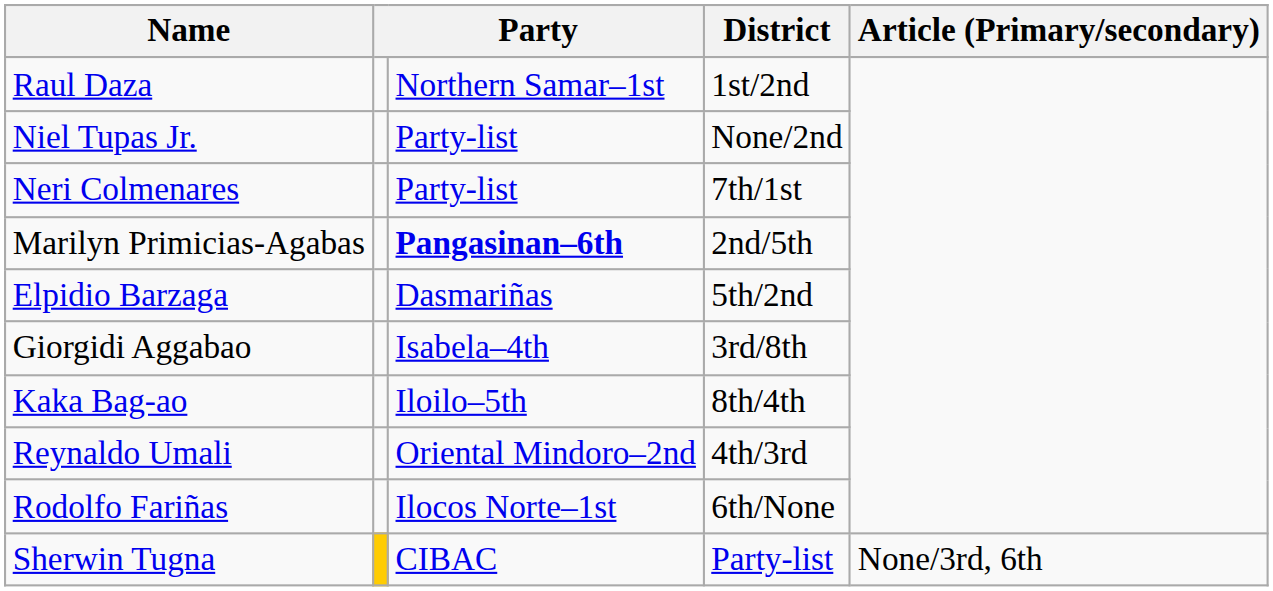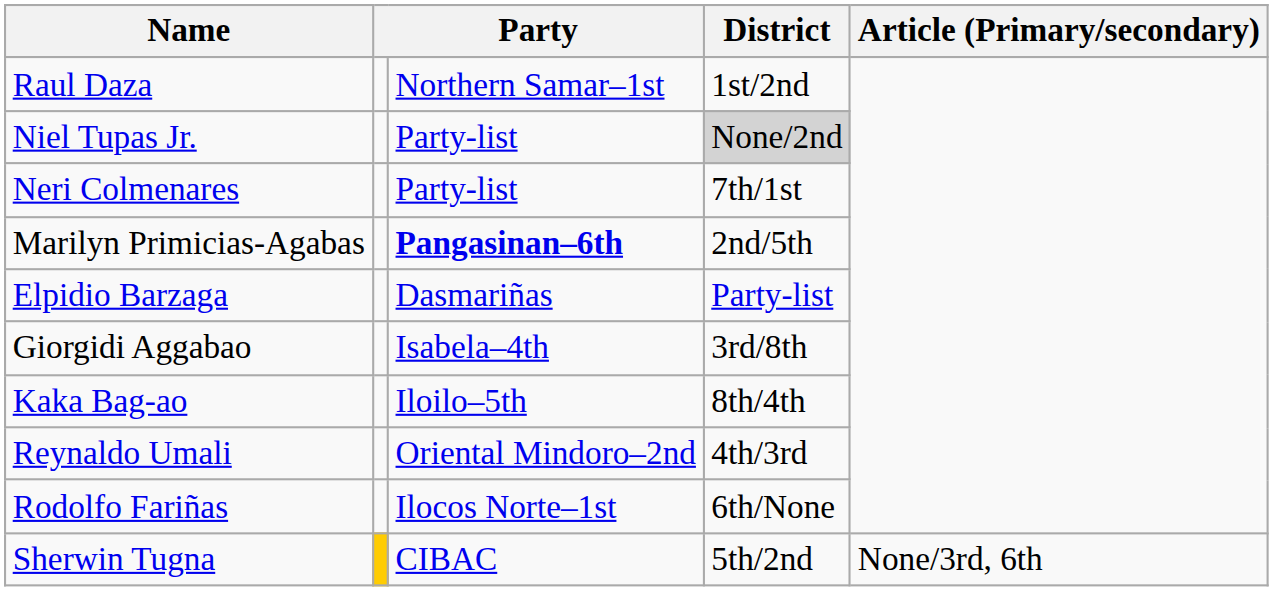(777, 136) no background -> (777, 136) lightgrey background
(762, 294) 5th/2nd -> (772, 294) Party-list
(772, 558) Party-list -> (762, 558) 5th/2nd
